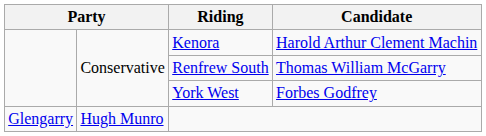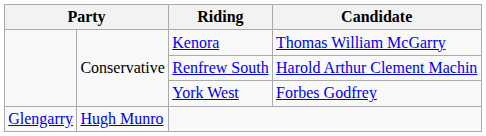(377, 42) Harold Arthur Clement Machin -> (361, 42) Thomas William McGarry
(361, 67) Thomas William McGarry -> (377, 67) Harold Arthur Clement Machin
